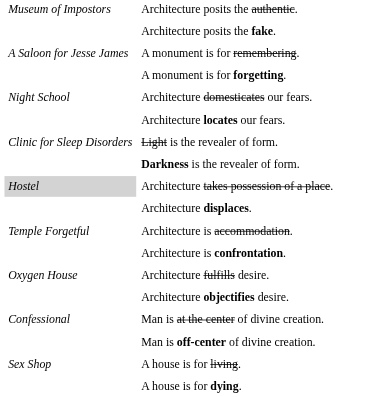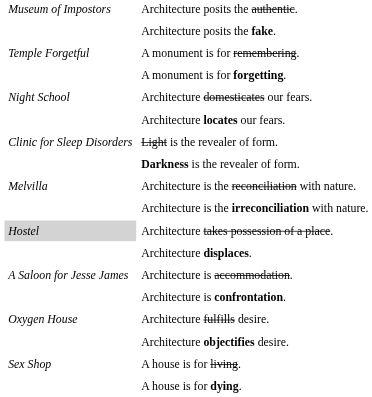(68, 53) A Saloon for Jesse James -> (49, 53) Temple Forgetful
+ row: (249, 186)
+ row: (255, 208)
(49, 230) Temple Forgetful -> (68, 275) A Saloon for Jesse James
- row: (233, 319)
- row: (228, 341)
